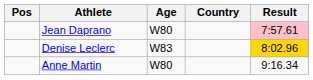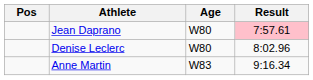- column: (218, 13)
(161, 48) W83 -> (200, 48) W80
(280, 48) gold background -> (272, 48) no background
(161, 65) W80 -> (200, 65) W83
